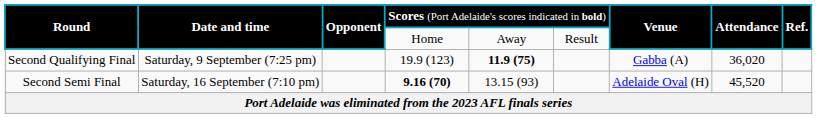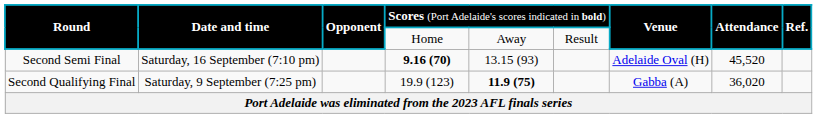rows swapped: (72, 60) <-> (72, 81)
